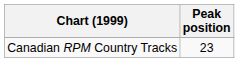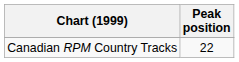(207, 47) 23 -> (207, 47) 22
